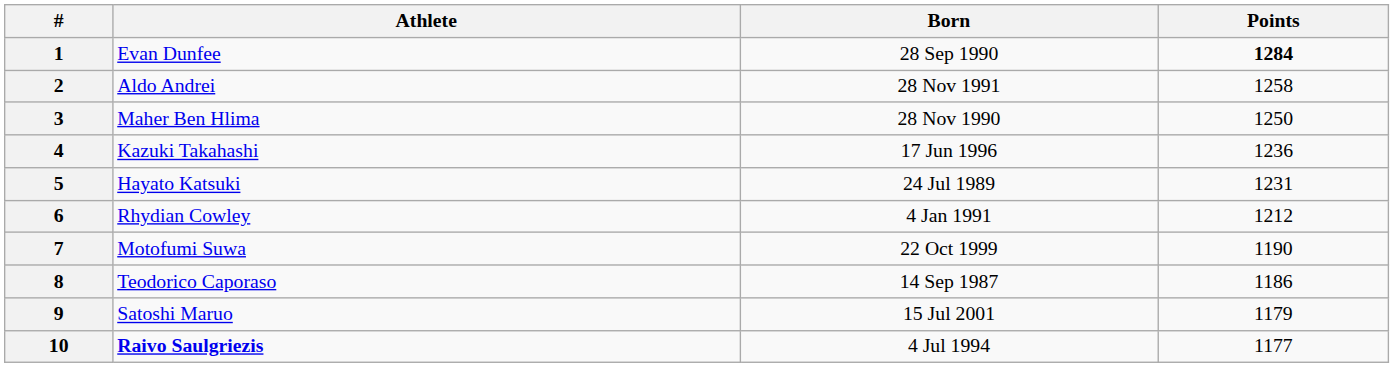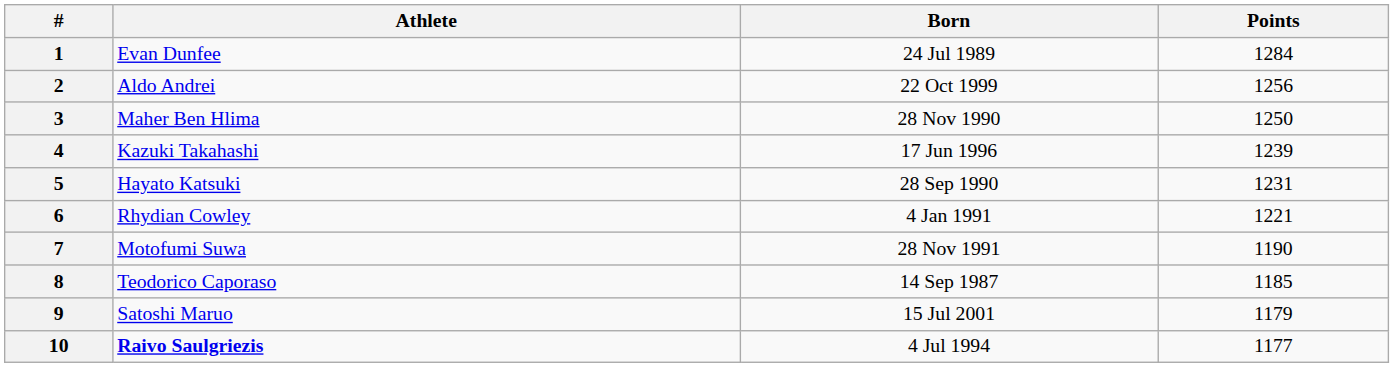(949, 53) 28 Sep 1990 -> (949, 53) 24 Jul 1989
(1273, 53) bold -> (1273, 53) normal
(949, 86) 28 Nov 1991 -> (949, 86) 22 Oct 1999
(1273, 86) 1258 -> (1273, 86) 1256
(1273, 151) 1236 -> (1273, 151) 1239
(949, 183) 24 Jul 1989 -> (949, 183) 28 Sep 1990
(1273, 216) 1212 -> (1273, 216) 1221
(949, 248) 22 Oct 1999 -> (949, 248) 28 Nov 1991
(1273, 281) 1186 -> (1273, 281) 1185
